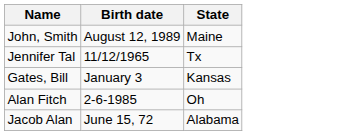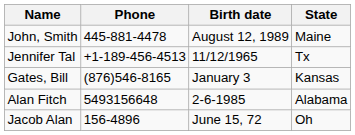+ column: (135, 15)
(195, 99) Oh -> (321, 99) Alabama
(213, 120) Alabama -> (304, 120) Oh
